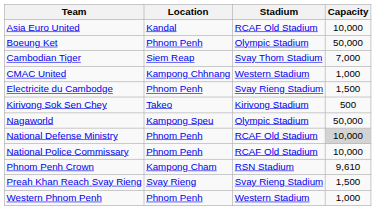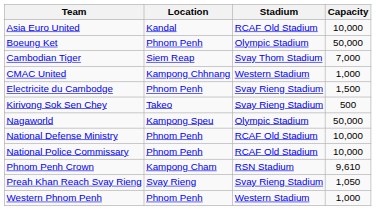(272, 105) Kirivong Stadium -> (279, 105) Svay Rieng Stadium
(348, 136) lightgrey background -> (348, 136) no background
(348, 182) 1,500 -> (348, 182) 1,050
